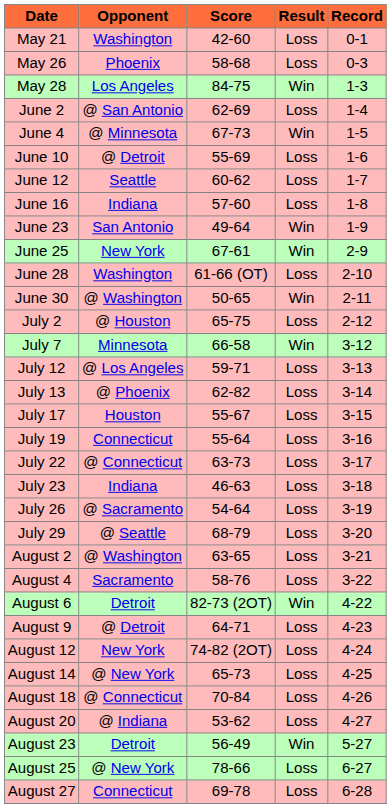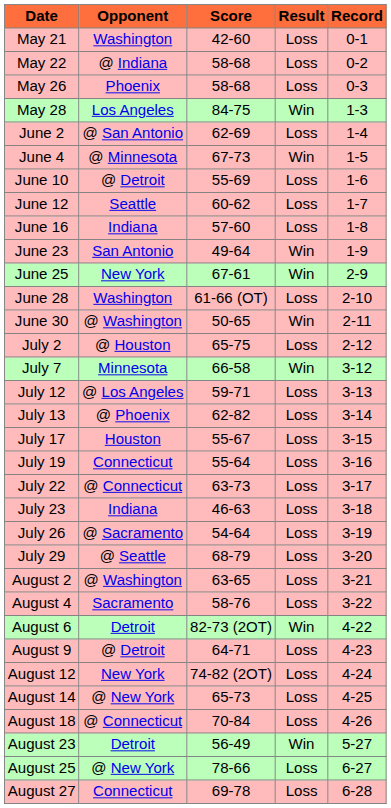+ row: (42, 63)
- row: (42, 721)
